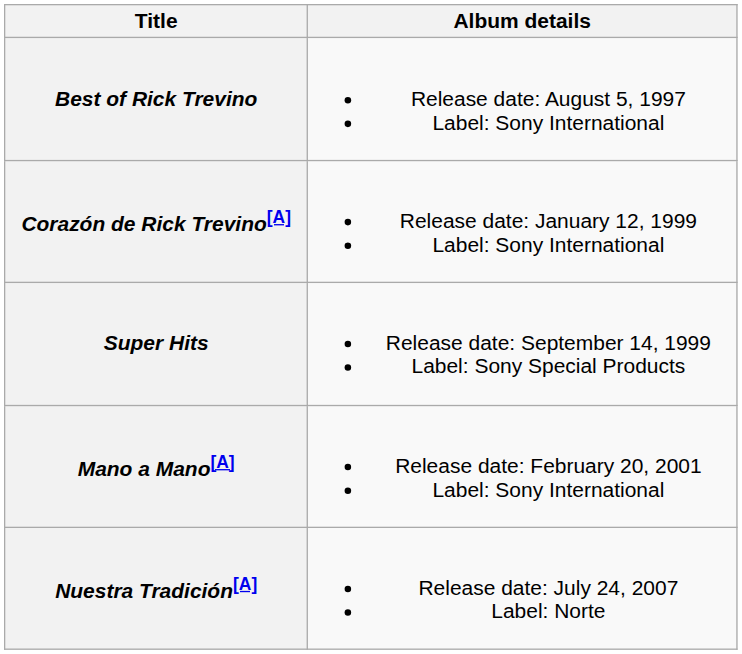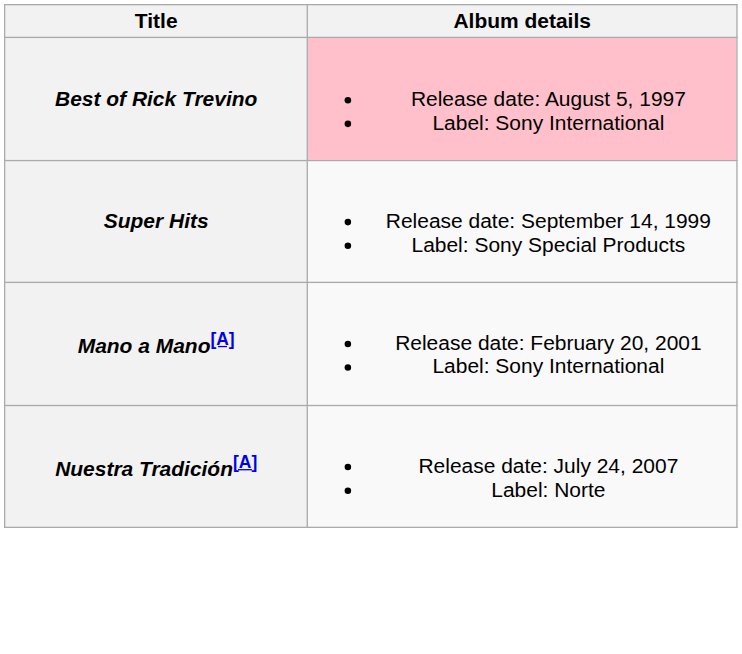(522, 111) no background -> (522, 111) pink background
- row: (156, 221)
